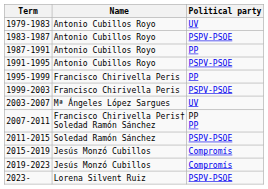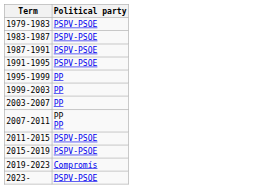- column: (119, 11)
(193, 24) UV -> (76, 24) PSPV-PSOE
(193, 50) PP -> (76, 50) PSPV-PSOE
(210, 90) PSPV-PSOE -> (59, 90) PP
(193, 103) UV -> (59, 103) PP
(210, 152) Compromís -> (76, 152) PSPV-PSOE
